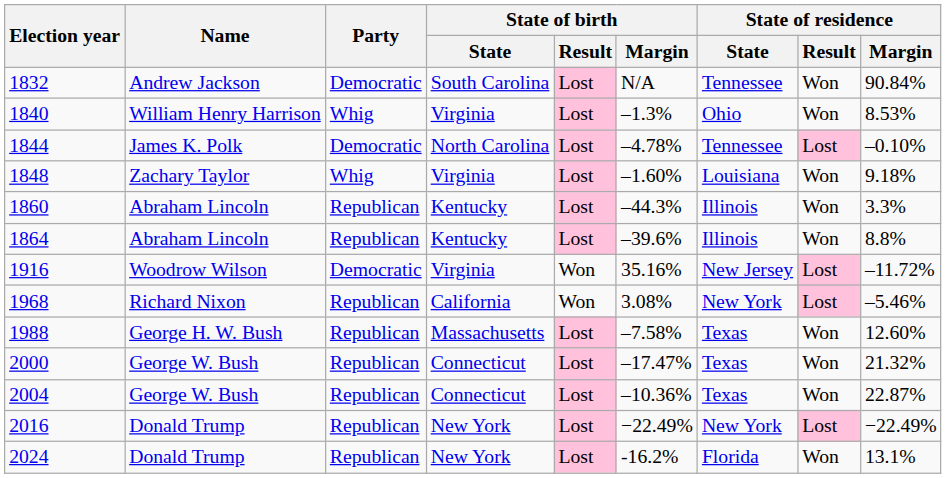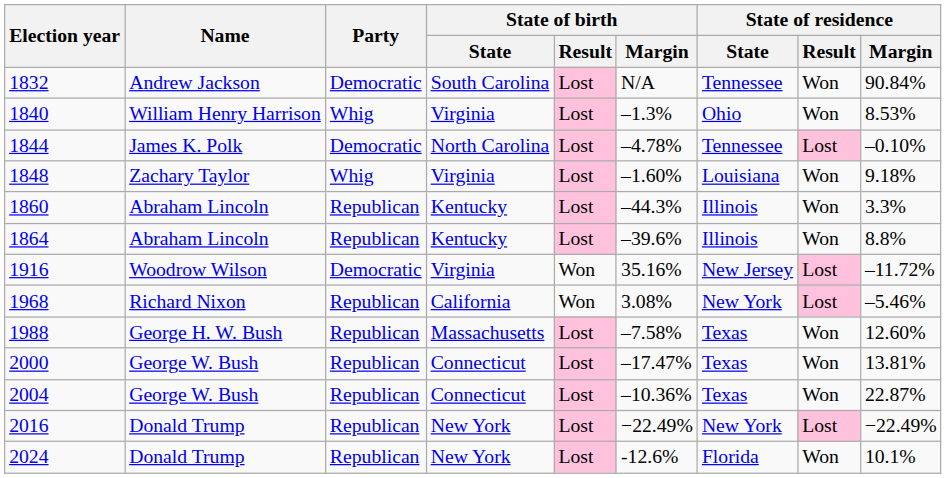(895, 363) 21.32% -> (895, 363) 13.81%
(650, 457) -16.2% -> (650, 457) -12.6%
(890, 457) 13.1% -> (890, 457) 10.1%
